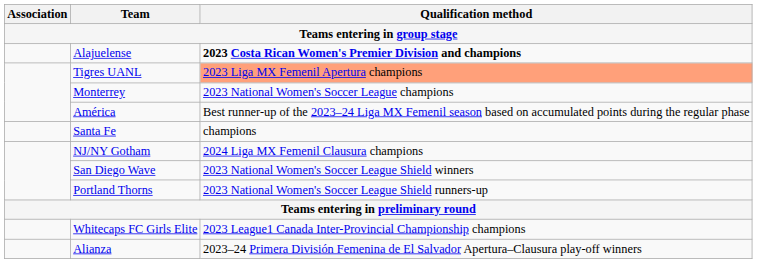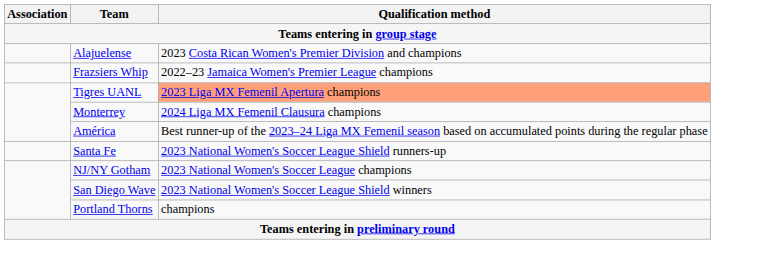(362, 53) bold -> (311, 53) normal
+ row: (110, 72)
(328, 92) 2023 National Women's Soccer League champions -> (271, 111) 2024 Liga MX Femenil Clausura champions
(230, 131) champions -> (304, 151) 2023 National Women's Soccer League Shield runners-up
(313, 151) 2024 Liga MX Femenil Clausura champions -> (286, 170) 2023 National Women's Soccer League champions
(346, 190) 2023 National Women's Soccer League Shield runners-up -> (188, 209) champions
- row: (135, 229)
- row: (92, 248)
